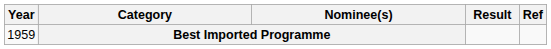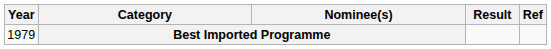(21, 35) 1959 -> (21, 35) 1979
